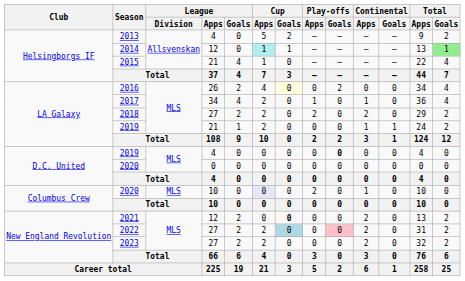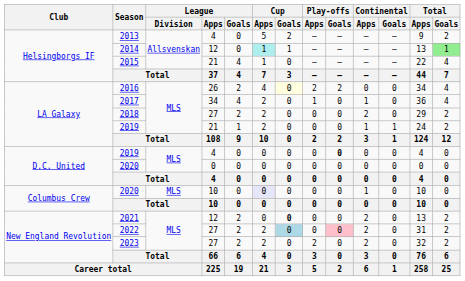(314, 88) 0 -> (314, 88) 2
(314, 114) 2 -> (314, 114) 0
(314, 192) 2 -> (314, 192) 0
(314, 243) 0 -> (314, 243) 2
